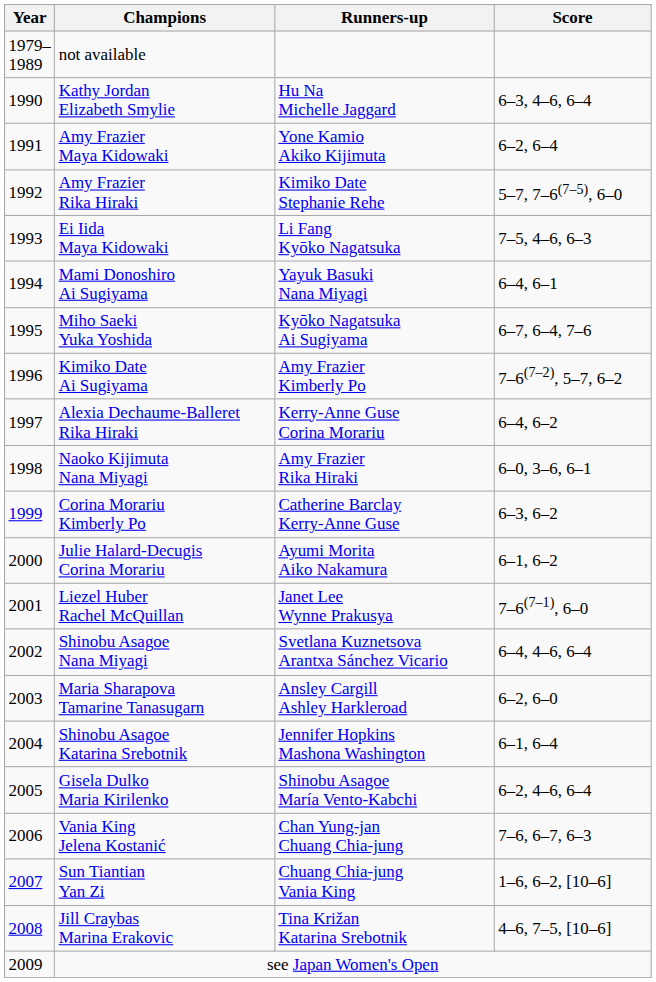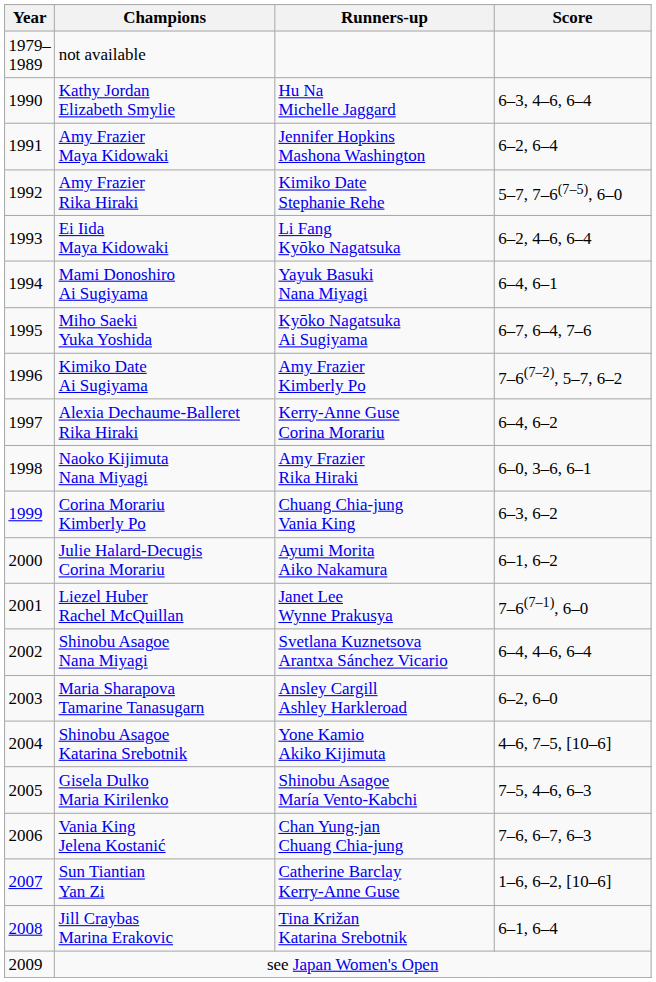(332, 146) Yone Kamio Akiko Kijimuta -> (352, 146) Jennifer Hopkins Mashona Washington
(545, 238) 7–5, 4–6, 6–3 -> (545, 238) 6–2, 4–6, 6–4
(340, 514) Catherine Barclay Kerry-Anne Guse -> (341, 514) Chuang Chia-jung Vania King
(352, 744) Jennifer Hopkins Mashona Washington -> (332, 744) Yone Kamio Akiko Kijimuta
(528, 744) 6–1, 6–4 -> (555, 744) 4–6, 7–5, [10–6]
(545, 790) 6–2, 4–6, 6–4 -> (545, 790) 7–5, 4–6, 6–3
(341, 881) Chuang Chia-jung Vania King -> (340, 881) Catherine Barclay Kerry-Anne Guse
(555, 927) 4–6, 7–5, [10–6] -> (528, 927) 6–1, 6–4
